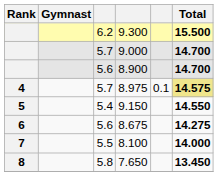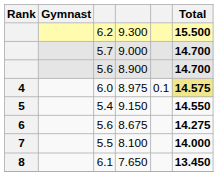(105, 88) 5.7 -> (105, 88) 6.0
(105, 162) 5.8 -> (105, 162) 6.1
